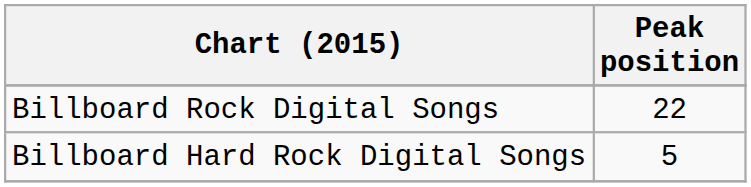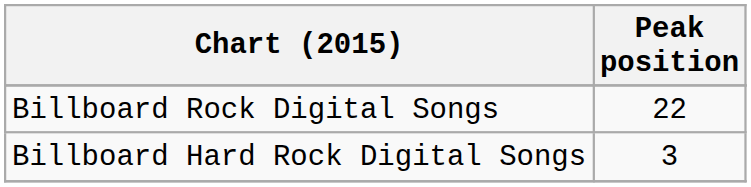(670, 157) 5 -> (670, 157) 3
